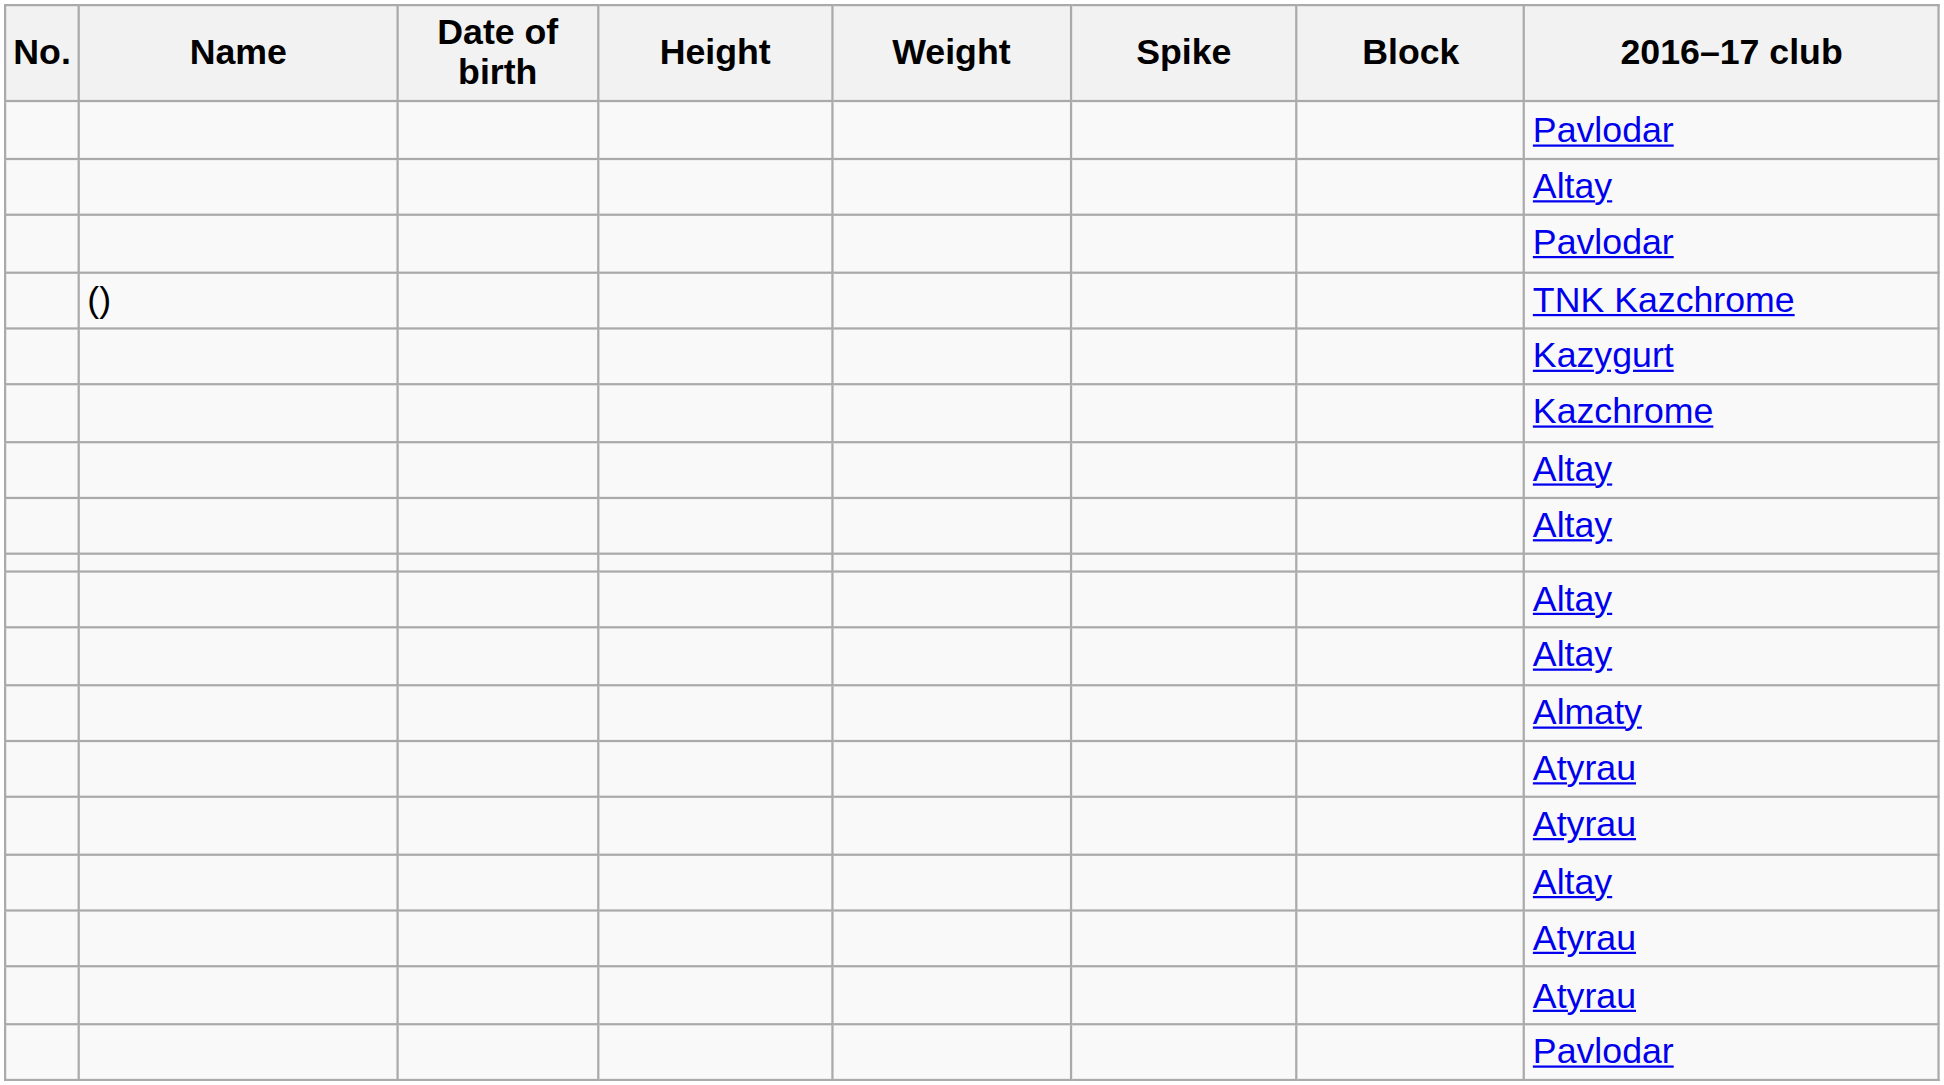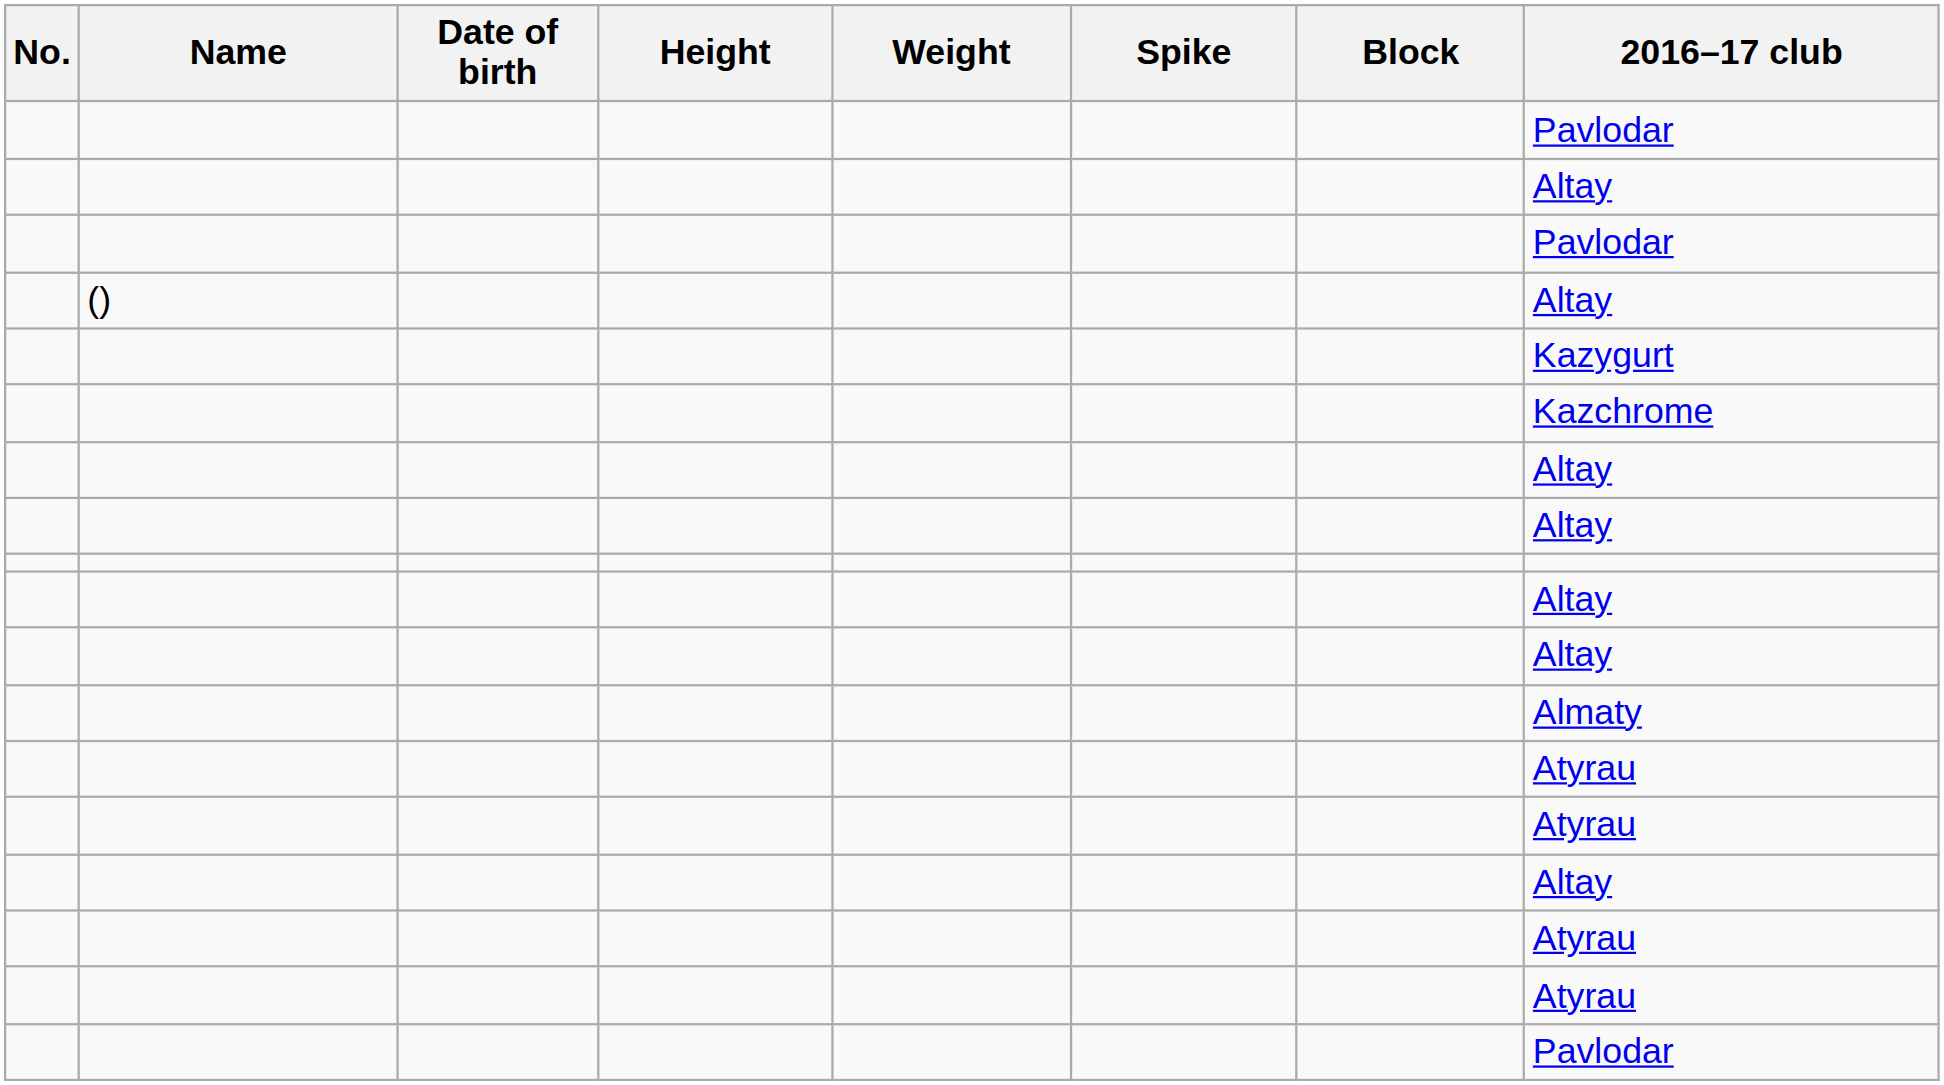(1664, 299) TNK Kazchrome -> (1573, 299) Altay
